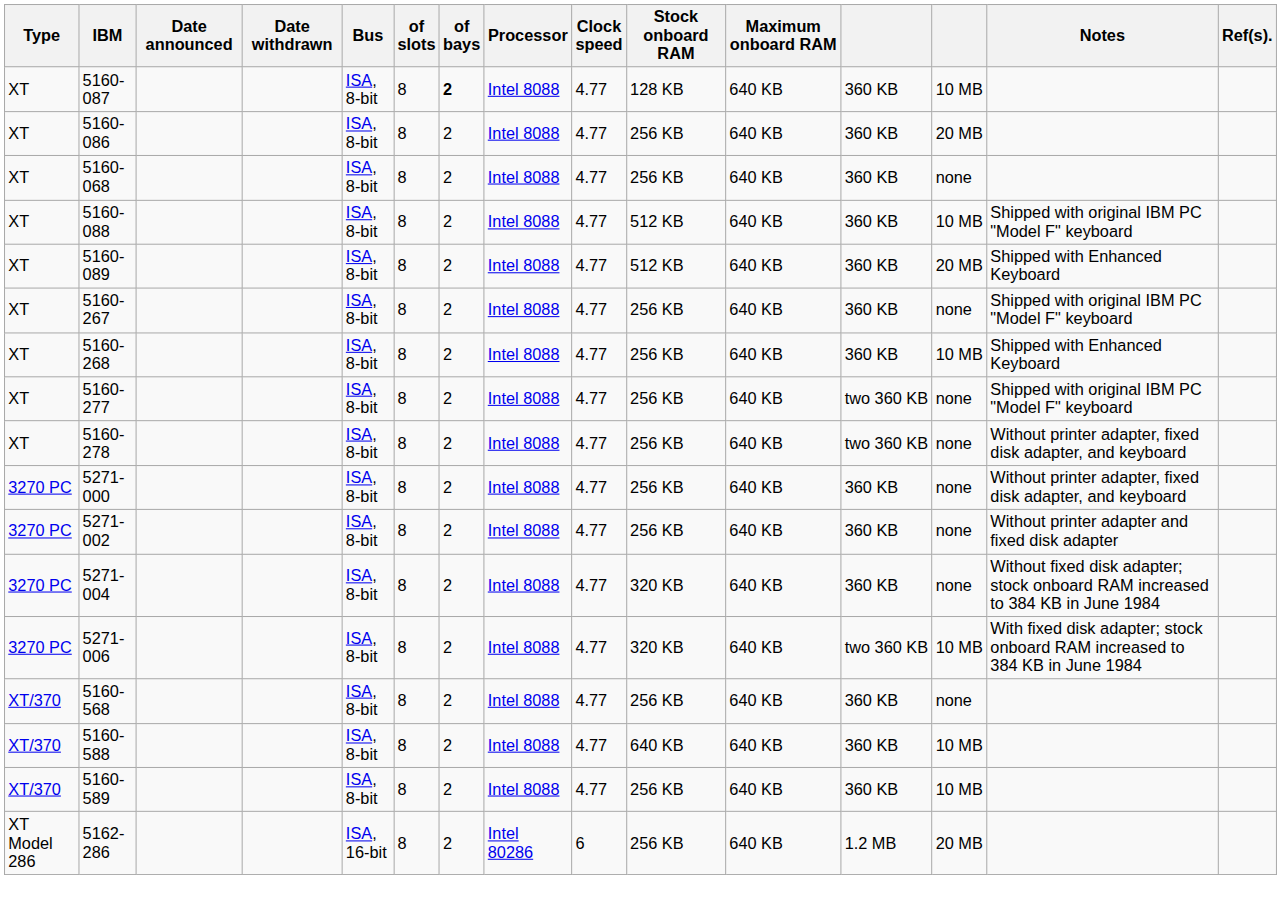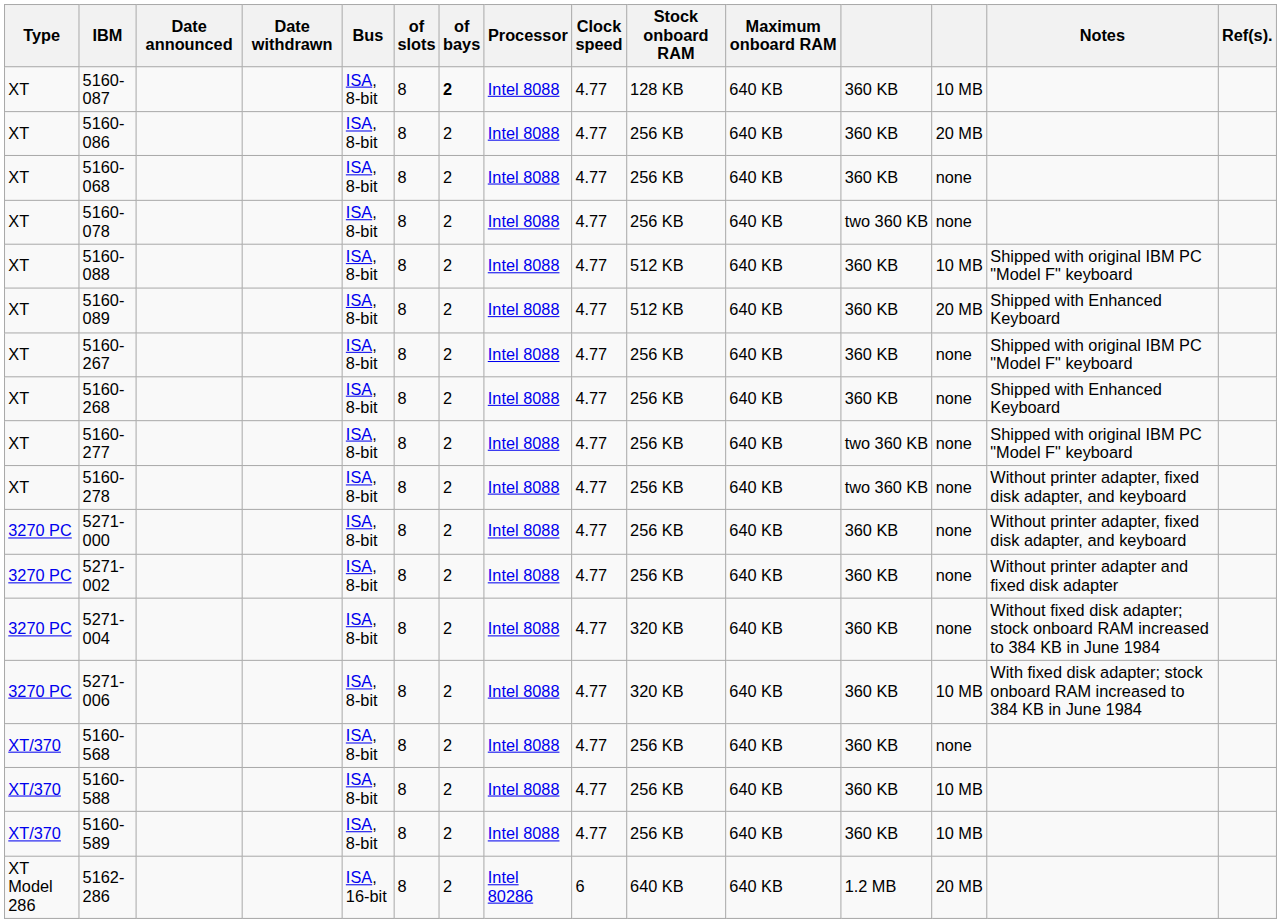+ row: (103, 221)
(959, 354) 10 MB -> (954, 398) none
(886, 647) two 360 KB -> (871, 691) 360 KB
(657, 745) 640 KB -> (657, 789) 256 KB
(657, 843) 256 KB -> (657, 887) 640 KB
